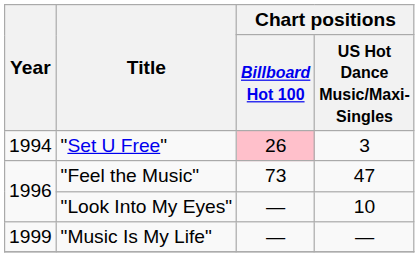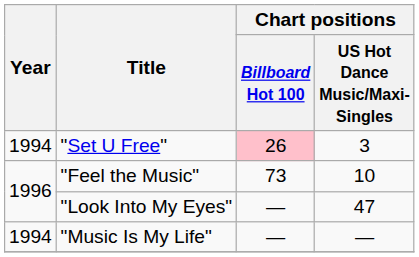(365, 175) 47 -> (365, 175) 10
(365, 206) 10 -> (365, 206) 47
(30, 236) 1999 -> (30, 236) 1994
